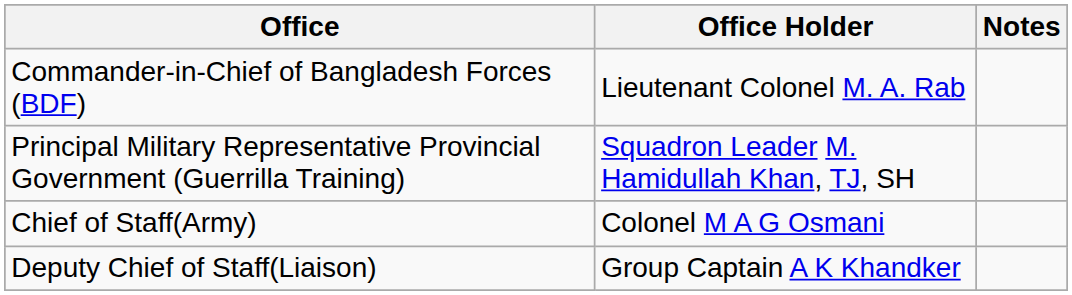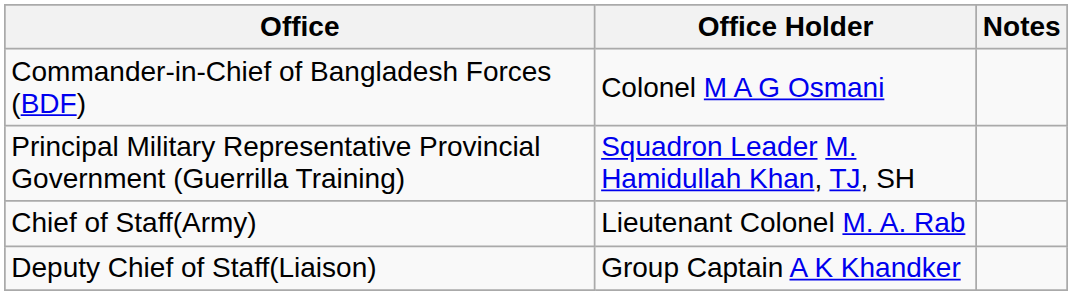(783, 86) Lieutenant Colonel M. A. Rab -> (743, 86) Colonel M A G Osmani
(743, 222) Colonel M A G Osmani -> (783, 222) Lieutenant Colonel M. A. Rab
